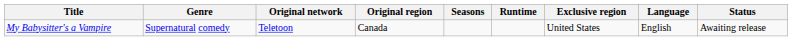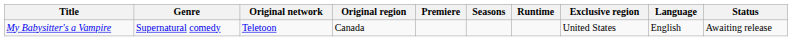+ column: (441, 12)
